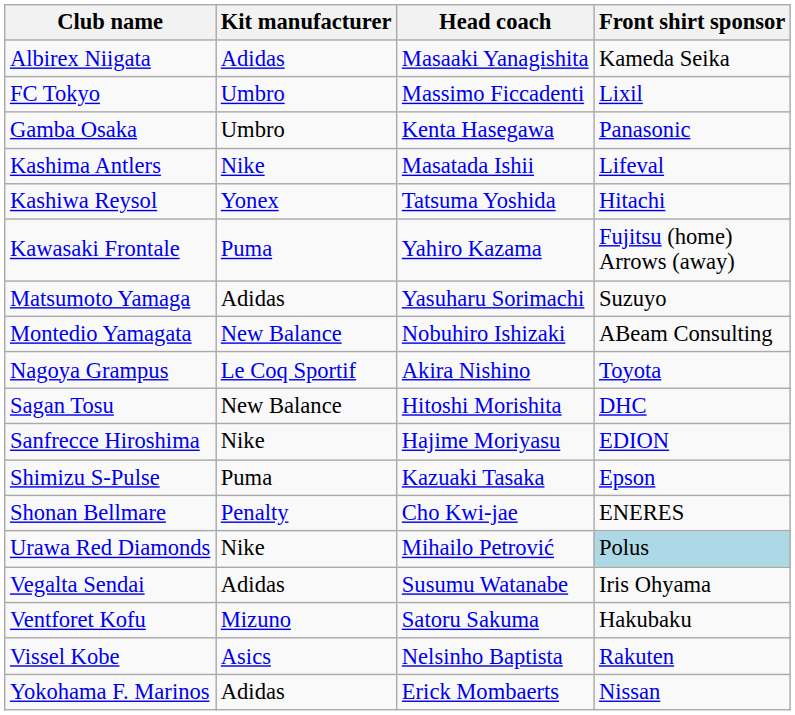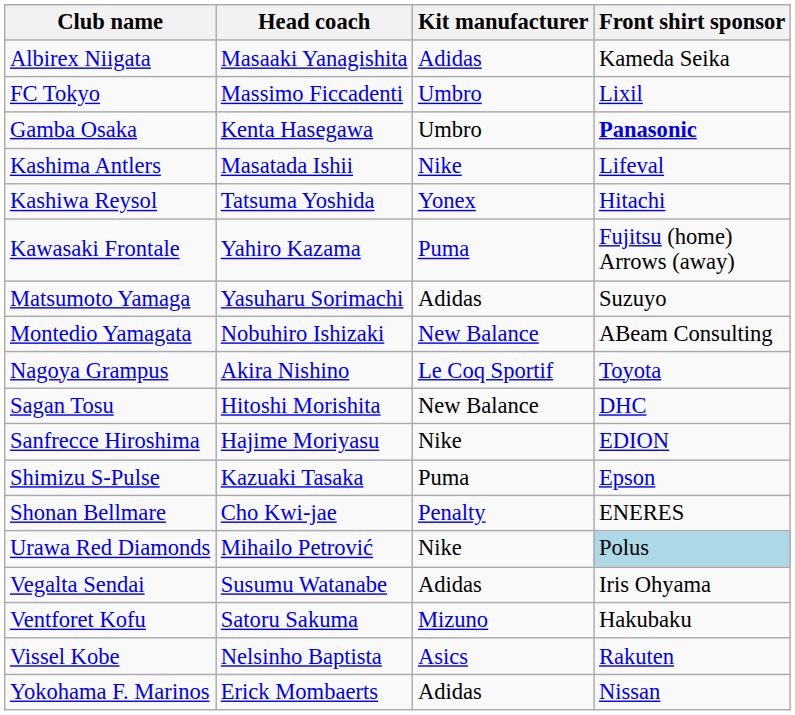columns swapped: (495, 22) <-> (306, 22)
(645, 129) normal -> (648, 129) bold
